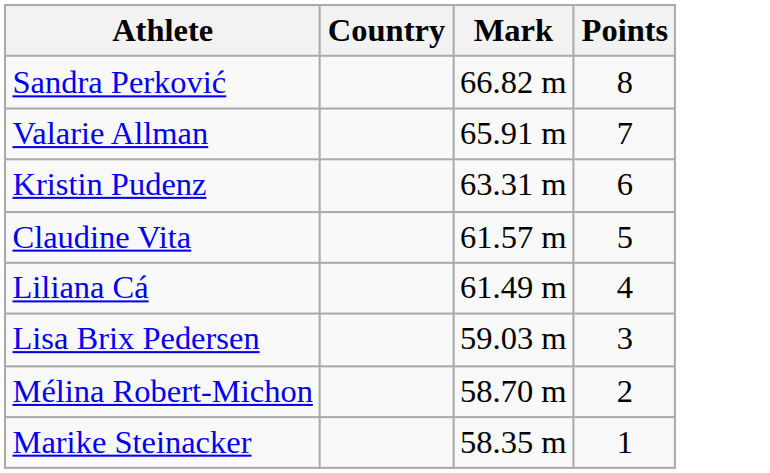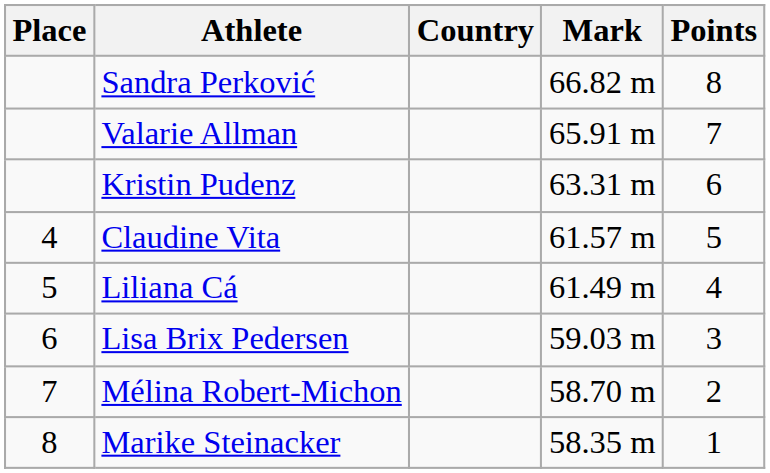+ column: (49, 30)
